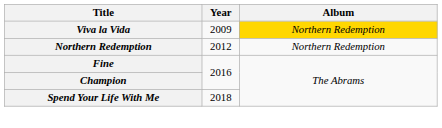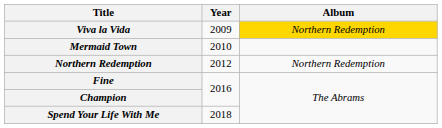+ row: (103, 47)
